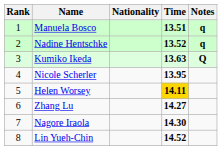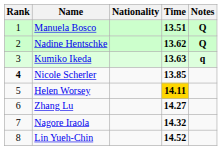(203, 28) q -> (203, 28) Q
(175, 43) 13.52 -> (175, 43) 13.62
(203, 43) q -> (203, 43) Q
(203, 59) Q -> (203, 59) q
(18, 75) normal -> (18, 75) bold
(175, 75) 13.95 -> (175, 75) 13.85
(175, 122) 14.30 -> (175, 122) 14.32
